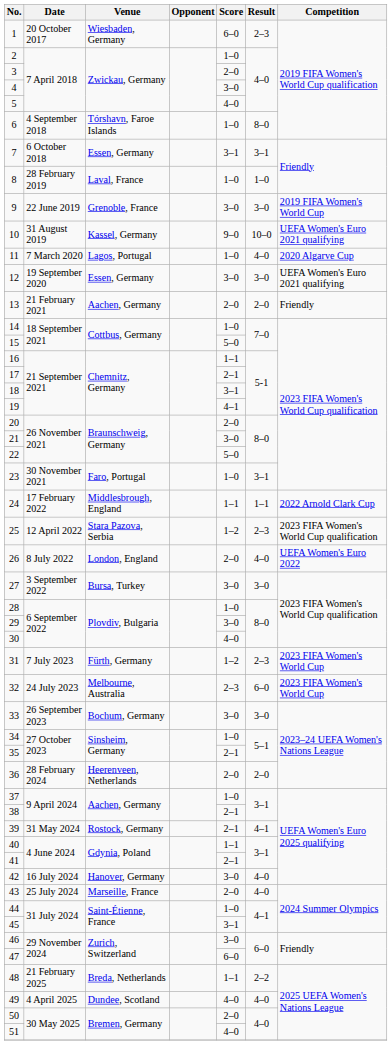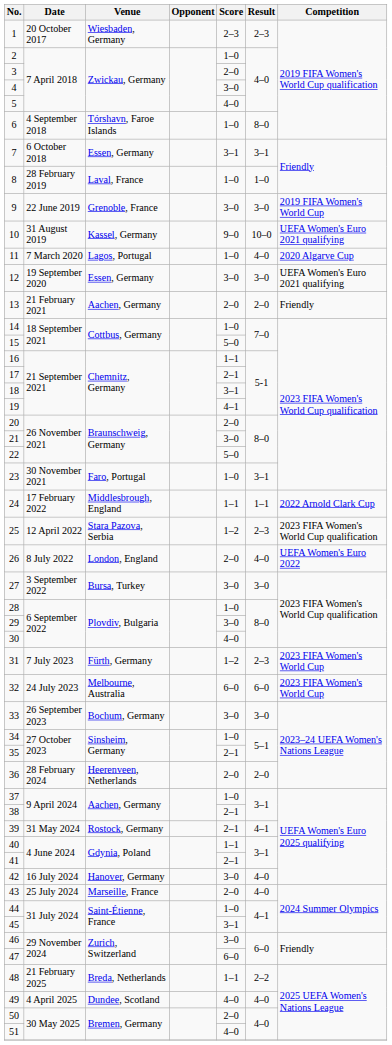(231, 34) 6–0 -> (231, 34) 2–3
(231, 688) 2–3 -> (231, 688) 6–0
